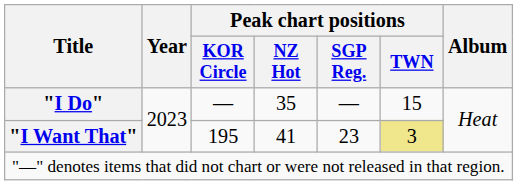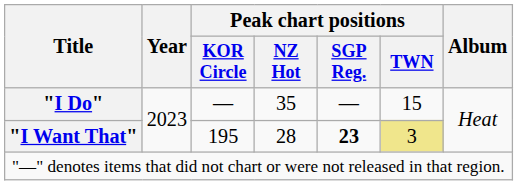(286, 135) 41 -> (286, 135) 28
(349, 135) normal -> (349, 135) bold
